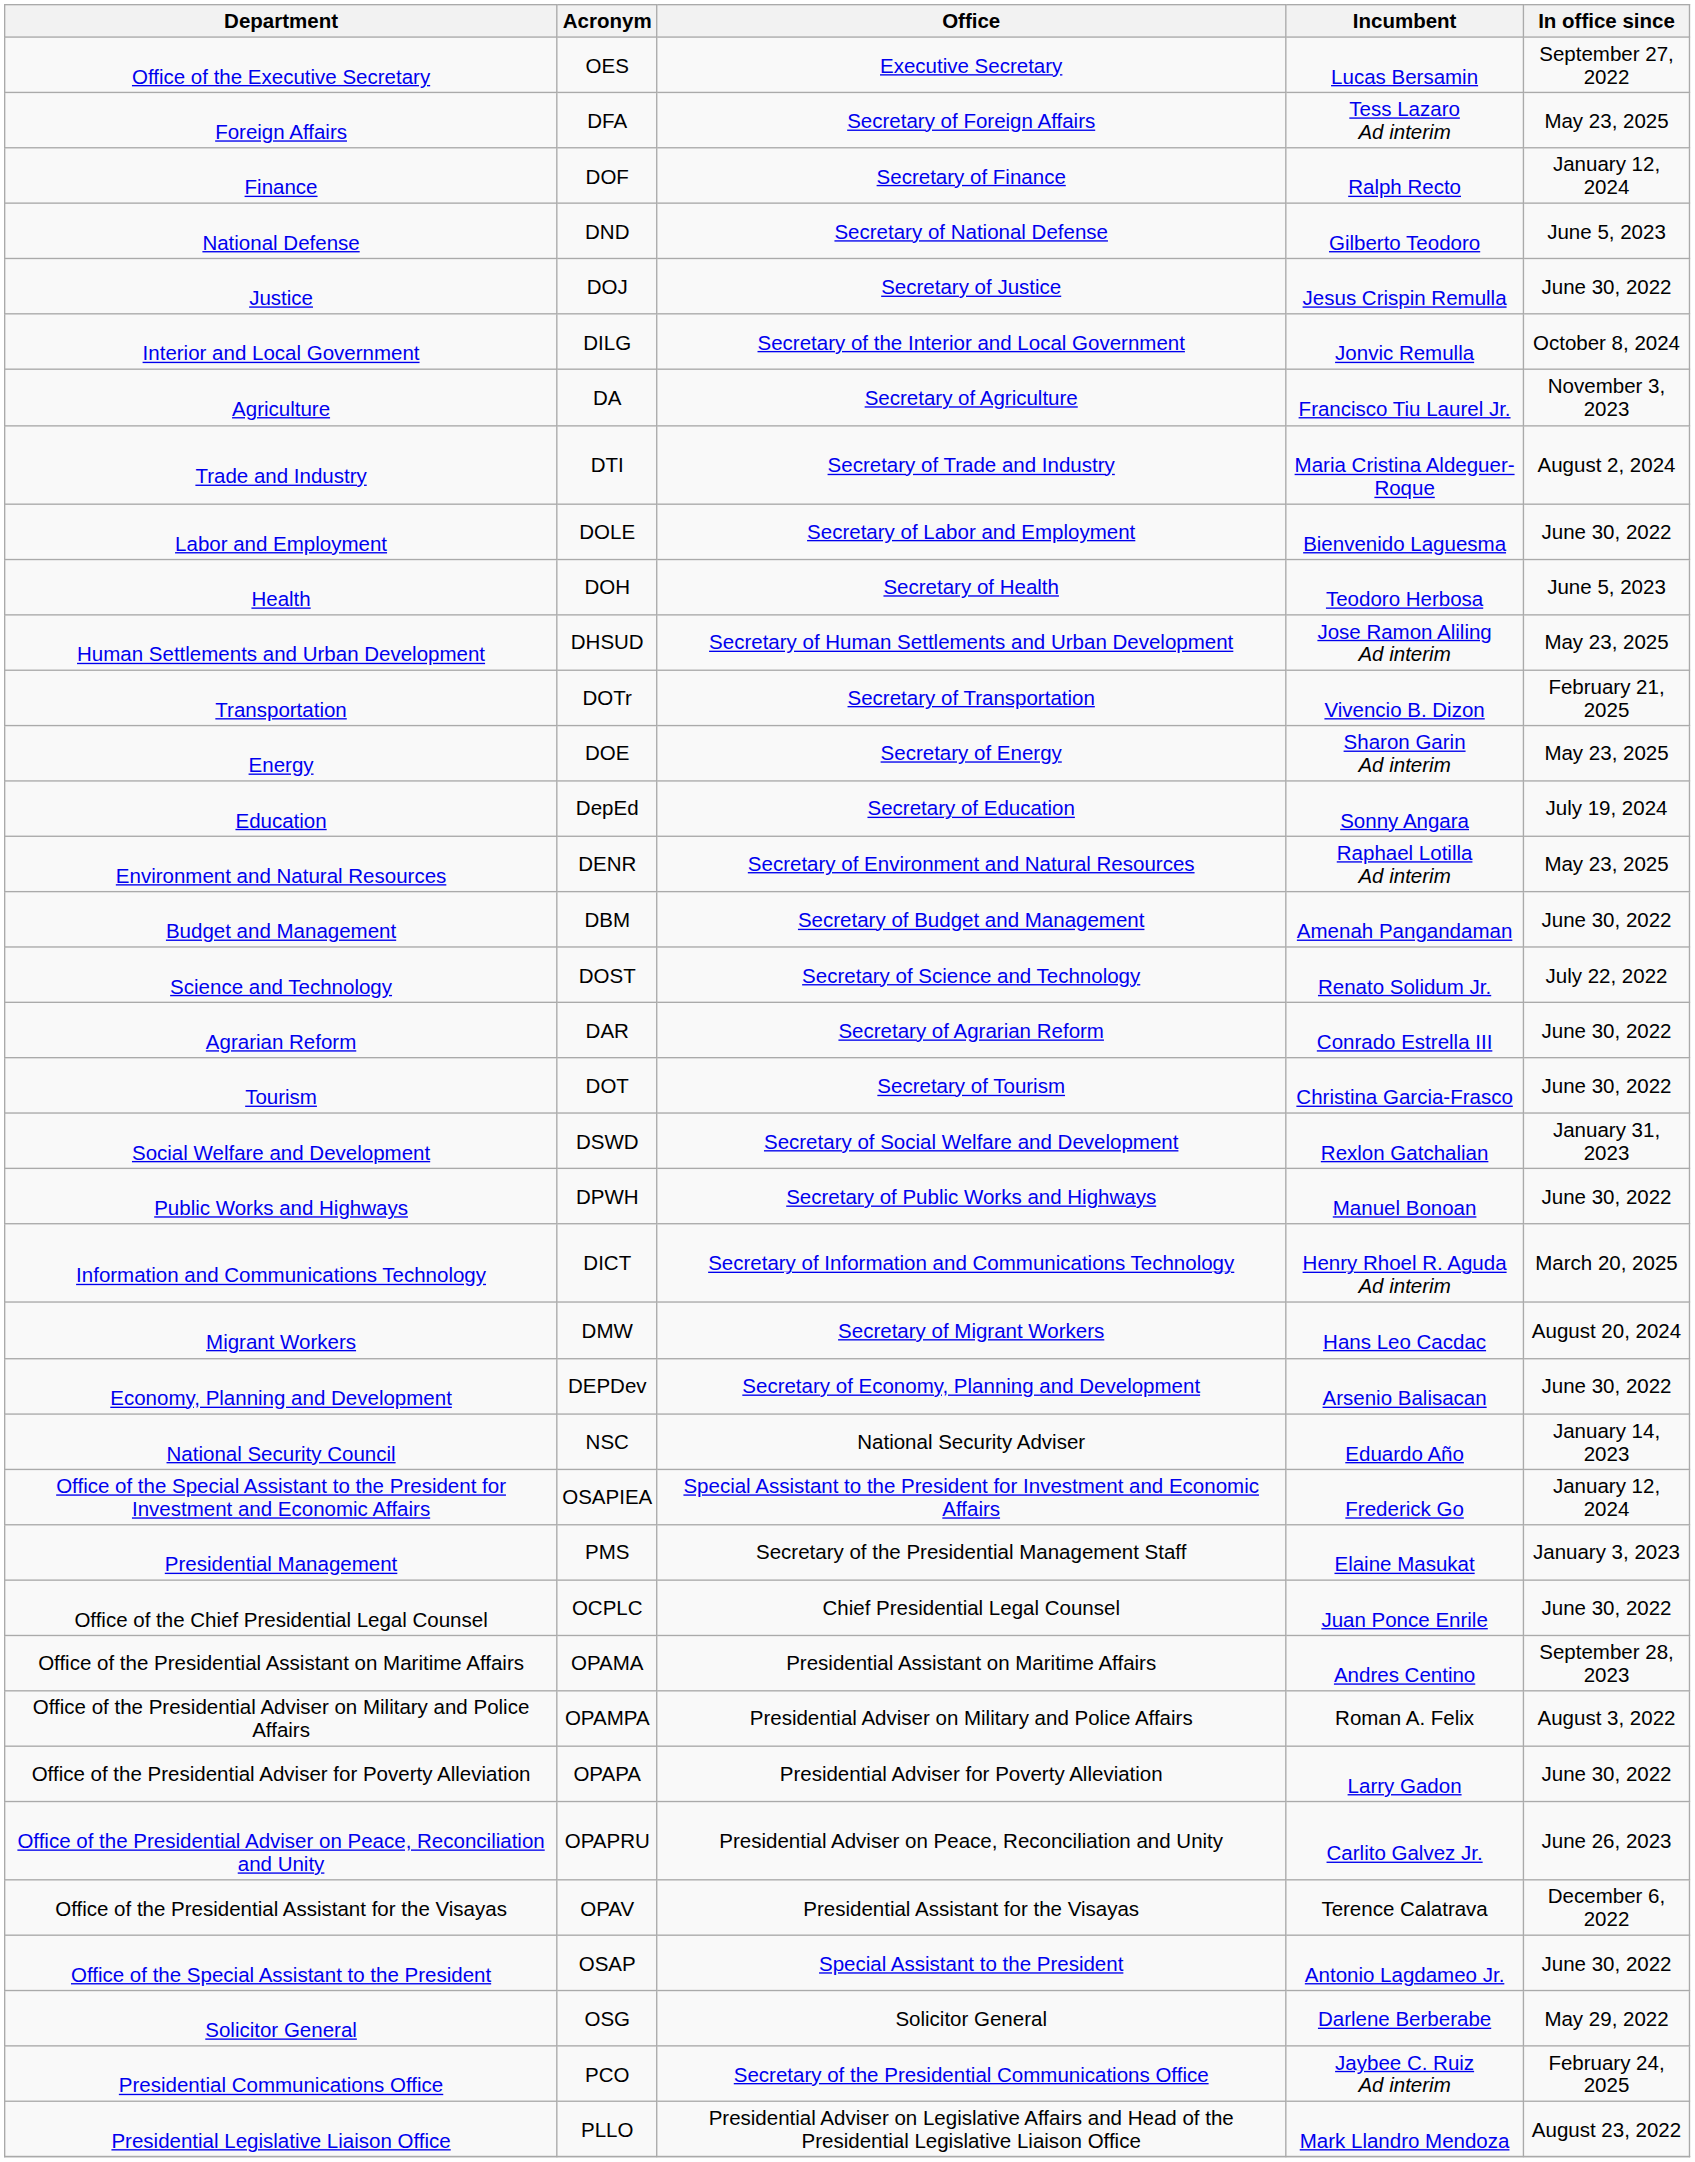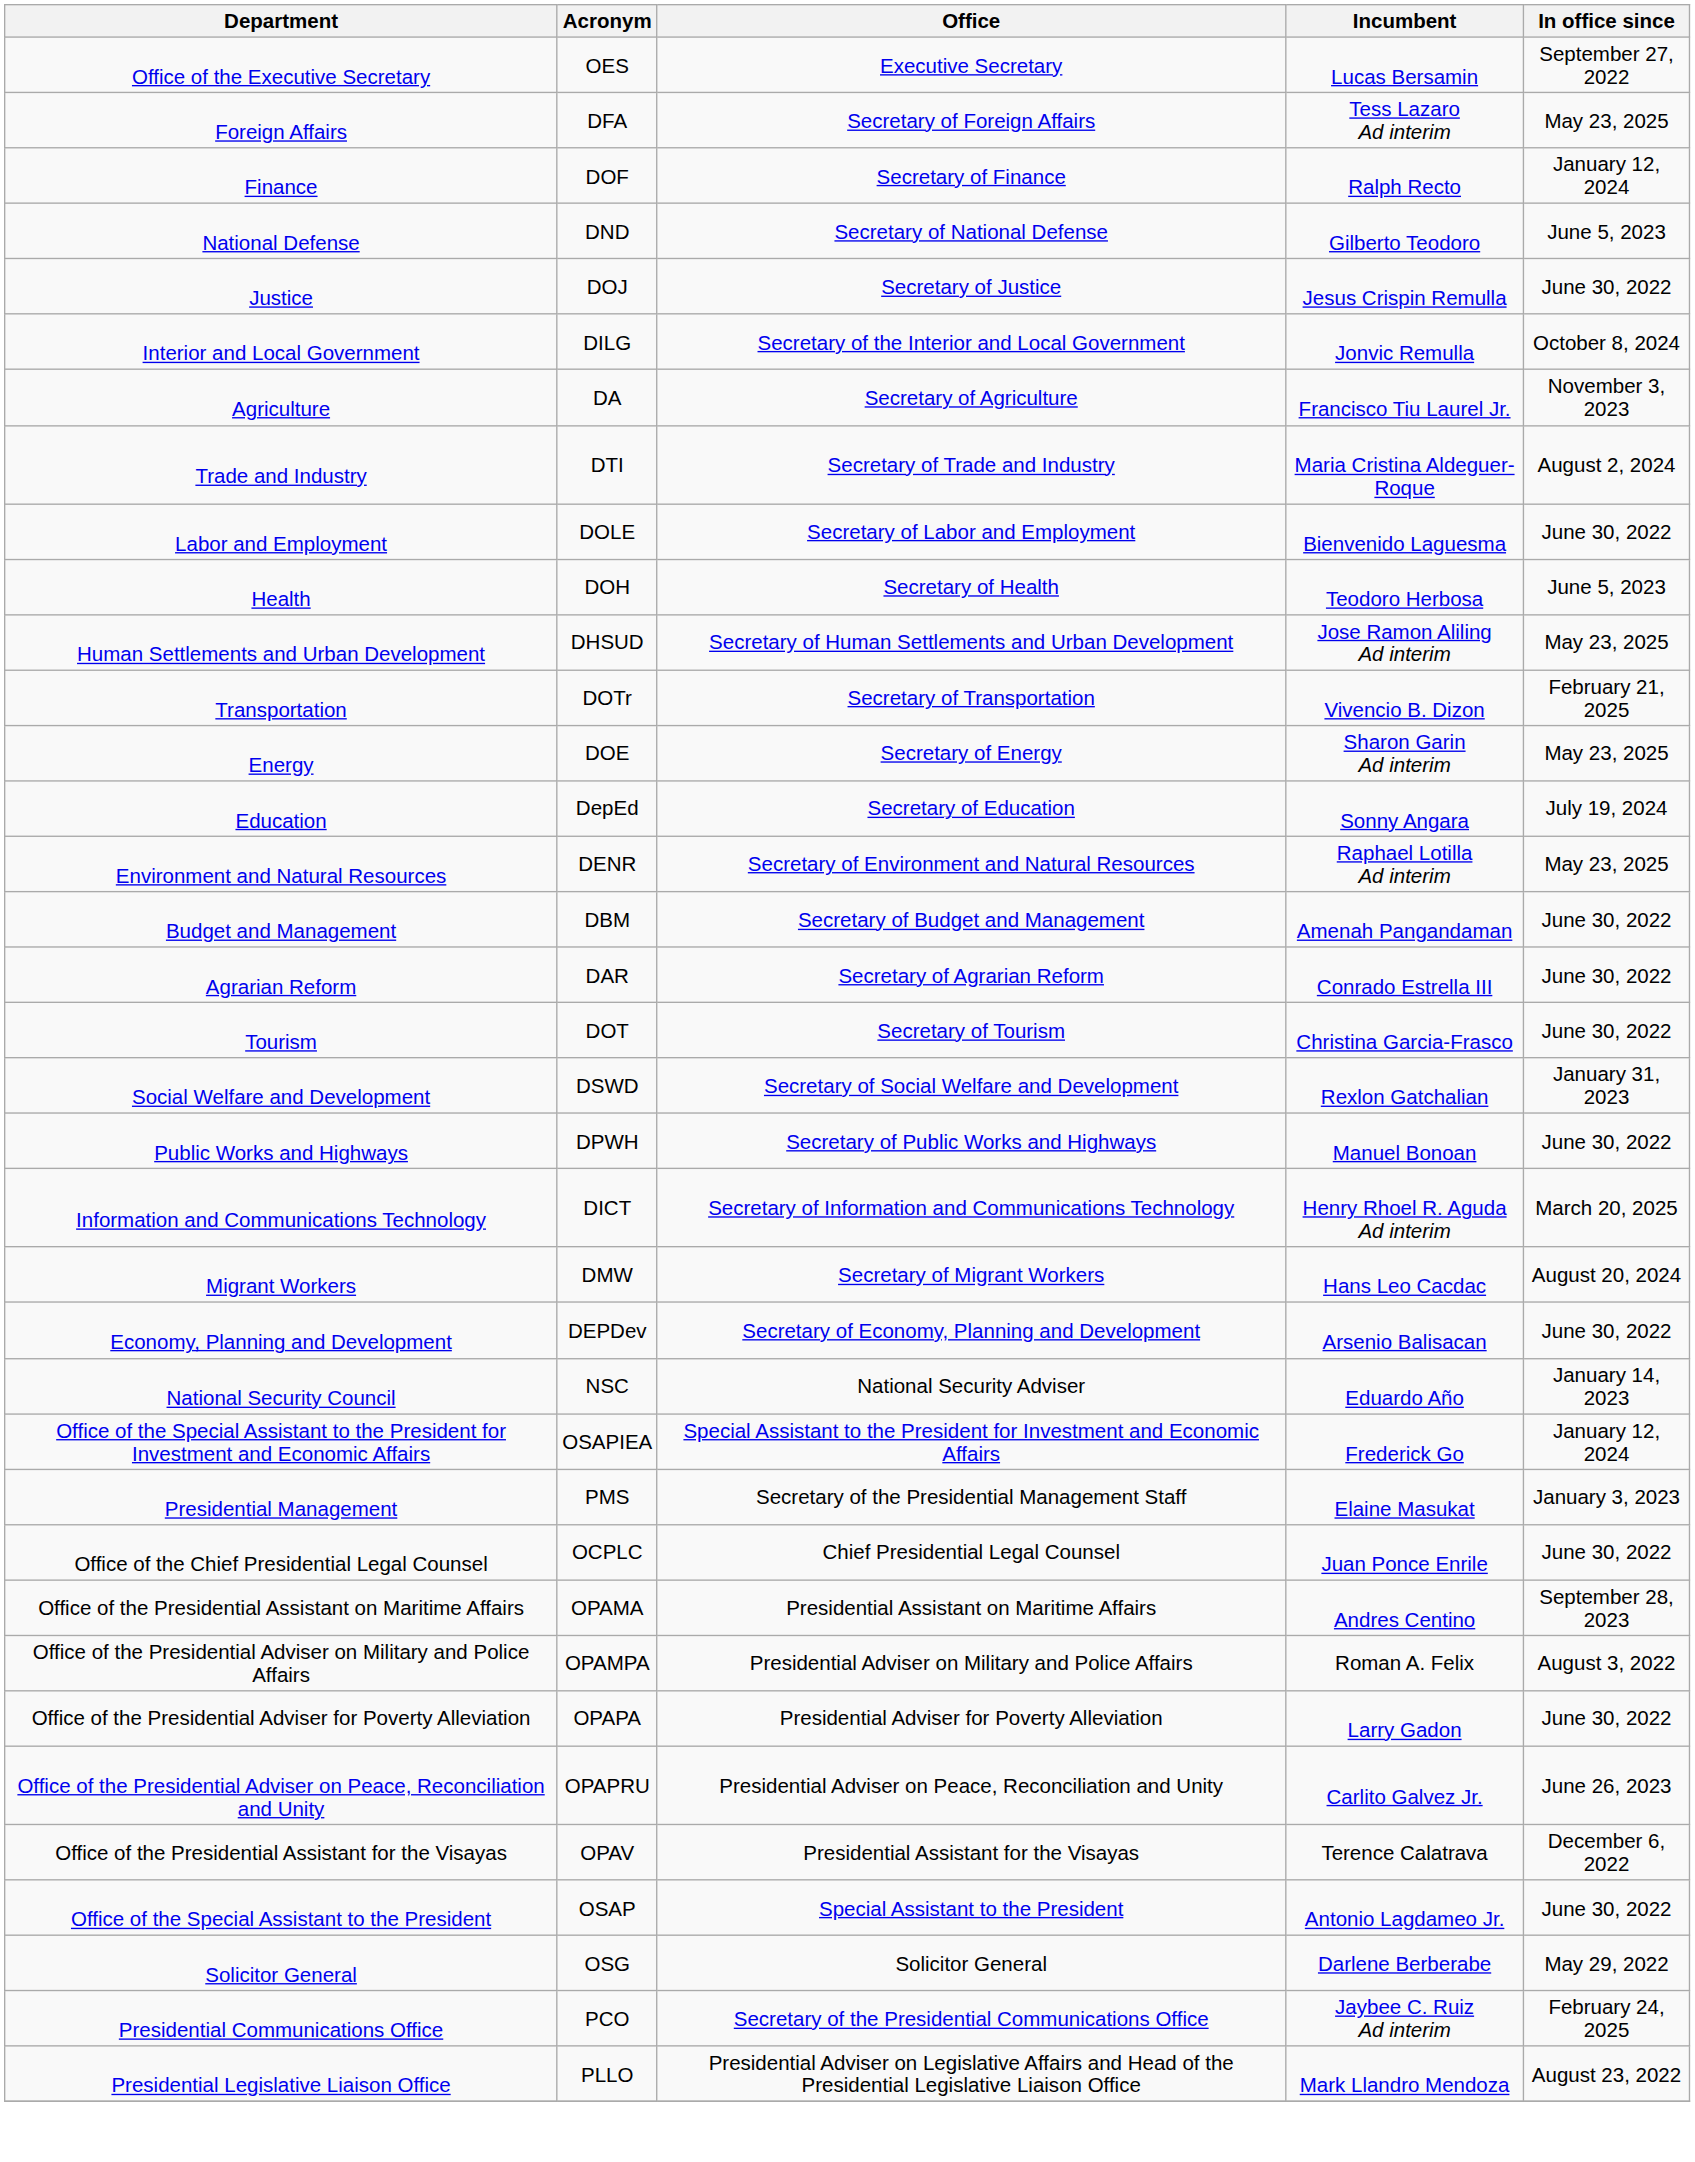- row: (281, 986)
